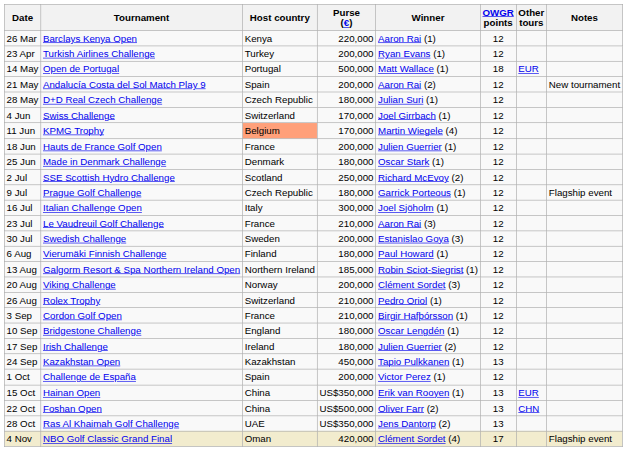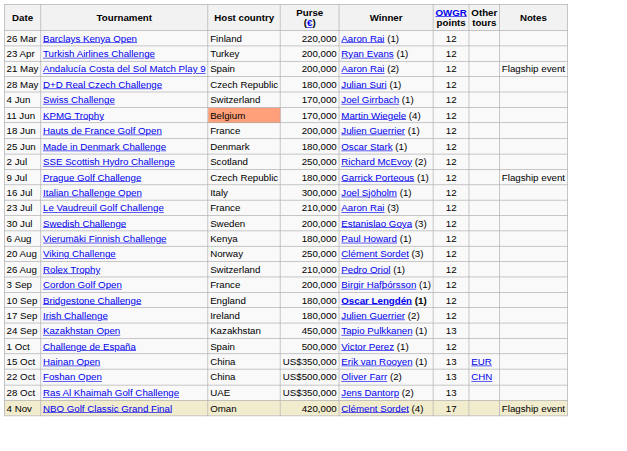(258, 38) Kenya -> (226, 38) Finland
- row: (23, 69)
(584, 85) New tournament -> (533, 69) Flagship event
(261, 254) Finland -> (224, 239) Kenya
- row: (22, 269)
(356, 285) 200,000 -> (319, 254) 250,000
(356, 316) 210,000 -> (319, 285) 200,000
(419, 331) normal -> (384, 300) bold
(356, 377) 200,000 -> (319, 346) 500,000
